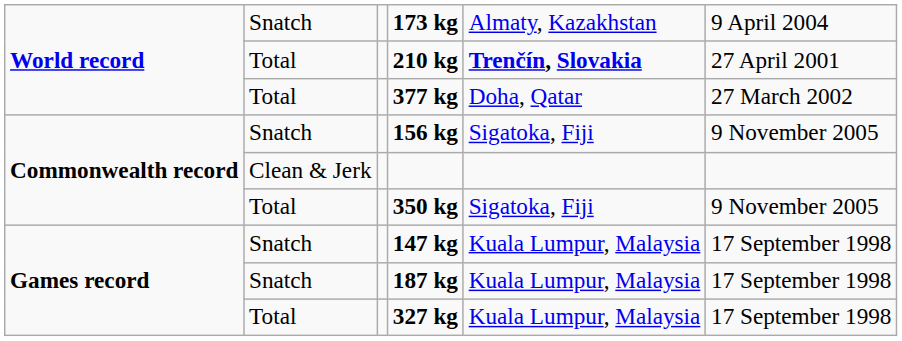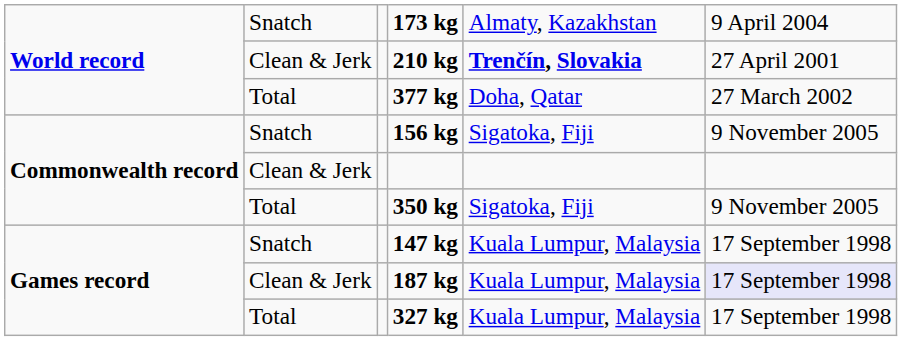(273, 59) Total -> (310, 59) Clean & Jerk
(281, 280) Snatch -> (310, 280) Clean & Jerk
(801, 280) no background -> (801, 280) lavender background
